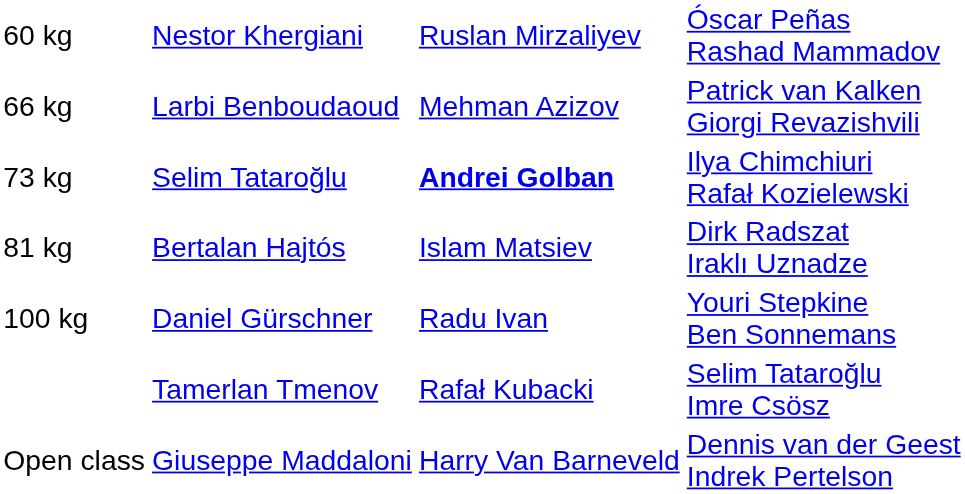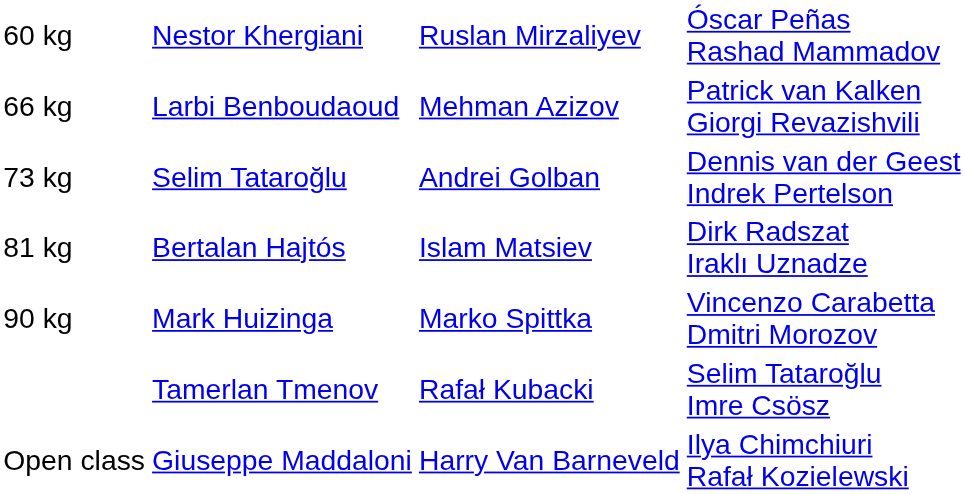(516, 177) bold -> (509, 177) normal
(798, 177) Ilya Chimchiuri Rafał Kozielewski -> (824, 177) Dennis van der Geest Indrek Pertelson
+ row: (38, 318)
- row: (46, 318)
(824, 460) Dennis van der Geest Indrek Pertelson -> (798, 460) Ilya Chimchiuri Rafał Kozielewski
